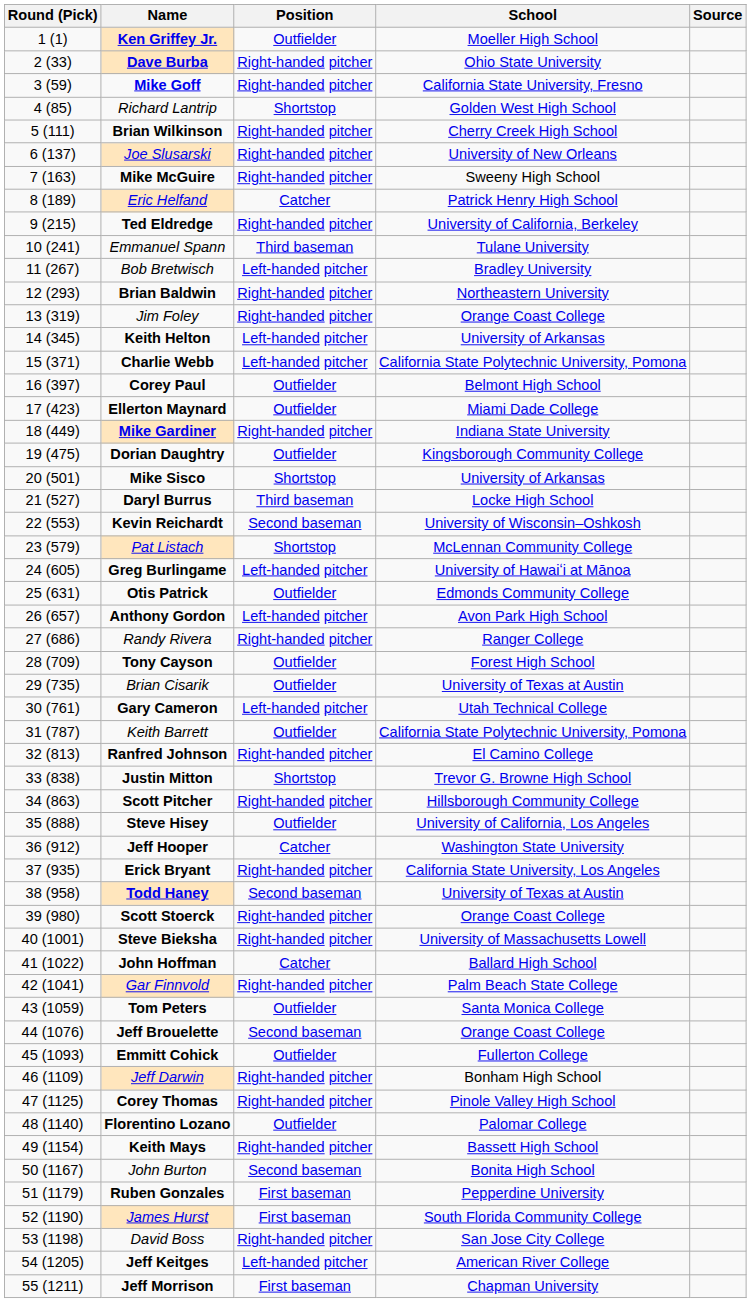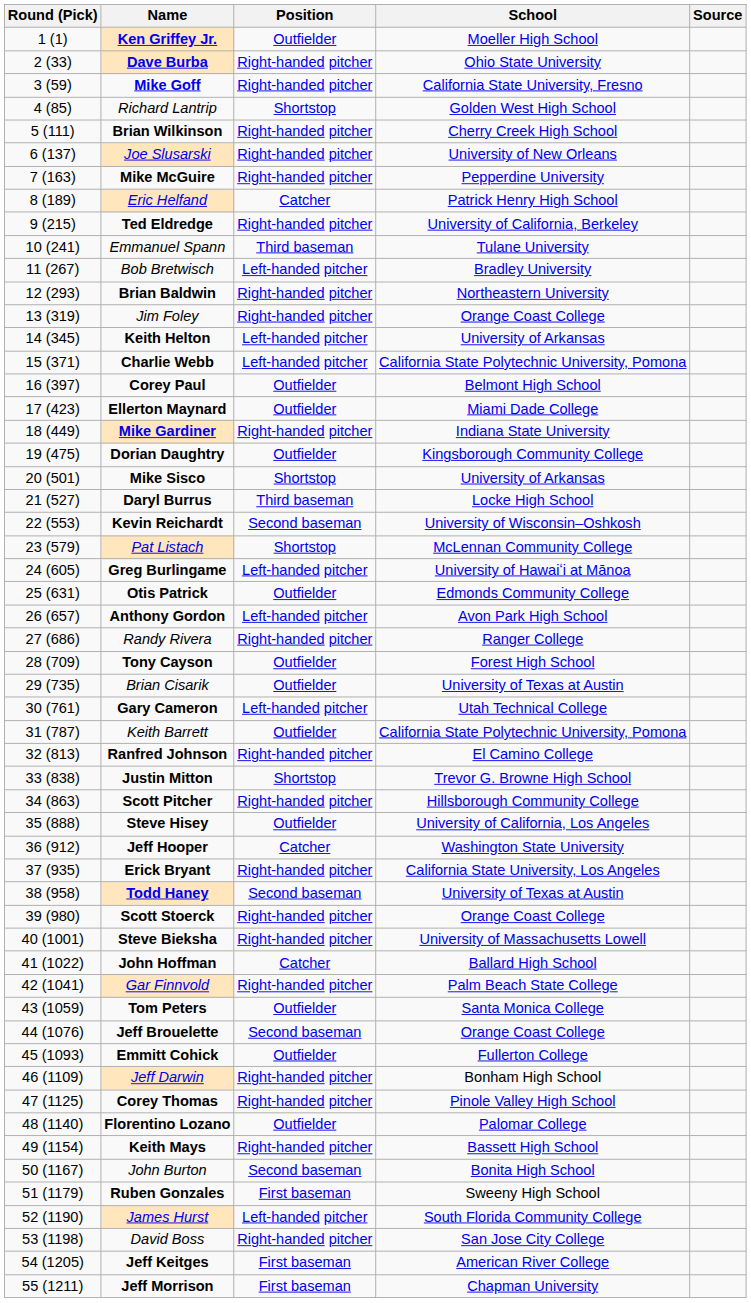(533, 177) Sweeny High School -> (533, 177) Pepperdine University
(533, 1193) Pepperdine University -> (533, 1193) Sweeny High School
(305, 1216) First baseman -> (305, 1216) Left-handed pitcher
(305, 1262) Left-handed pitcher -> (305, 1262) First baseman
